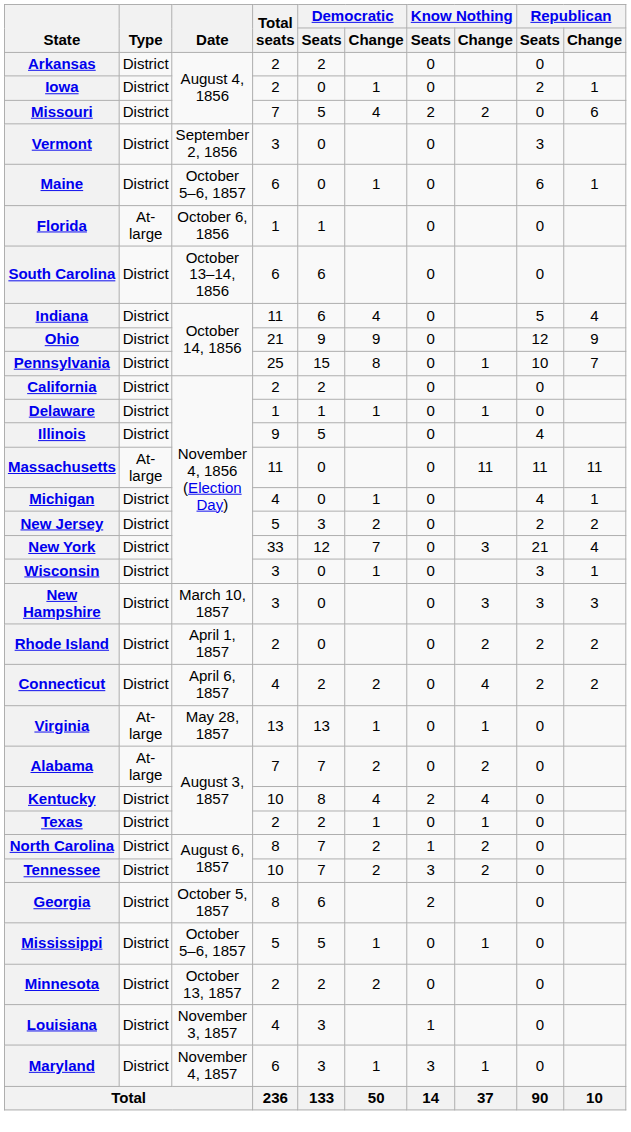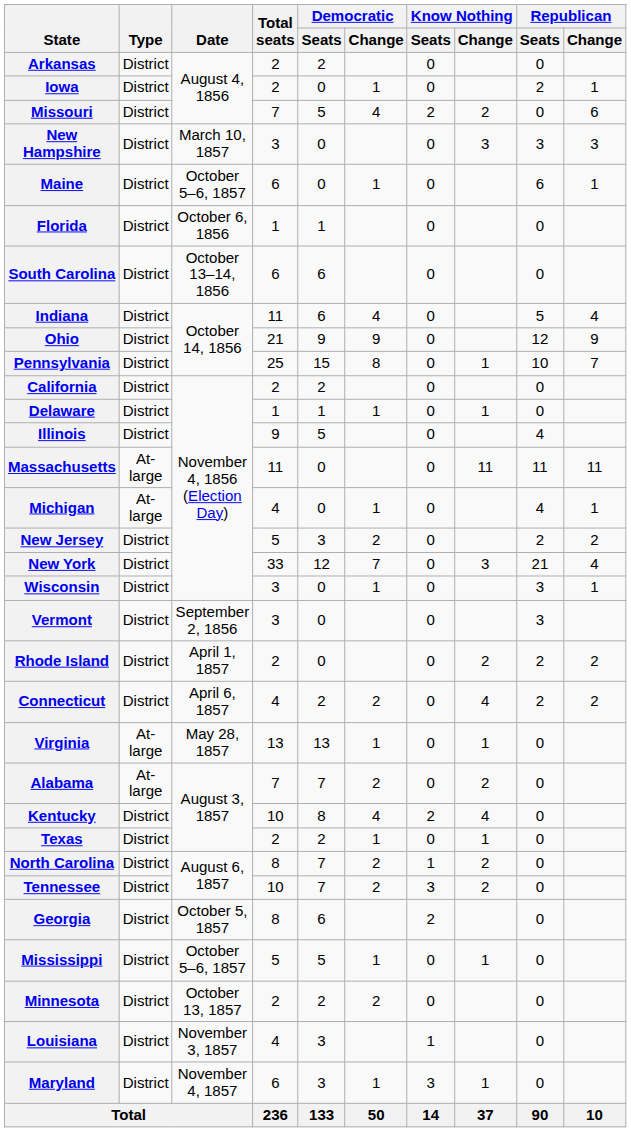rows swapped: (62, 144) <-> (62, 603)
(146, 225) At-large -> (146, 225) District
(146, 499) District -> (146, 508) At-large
